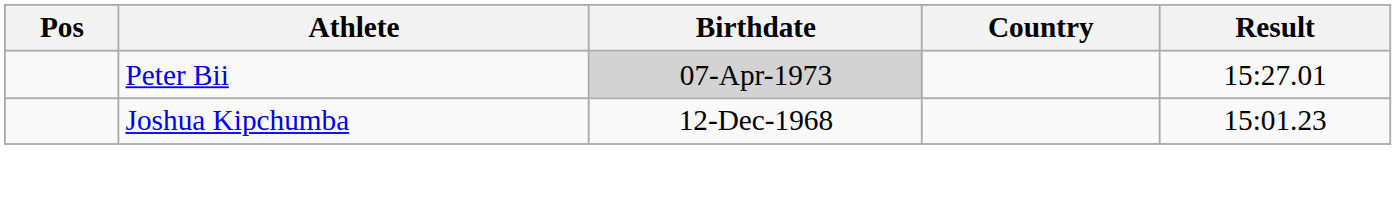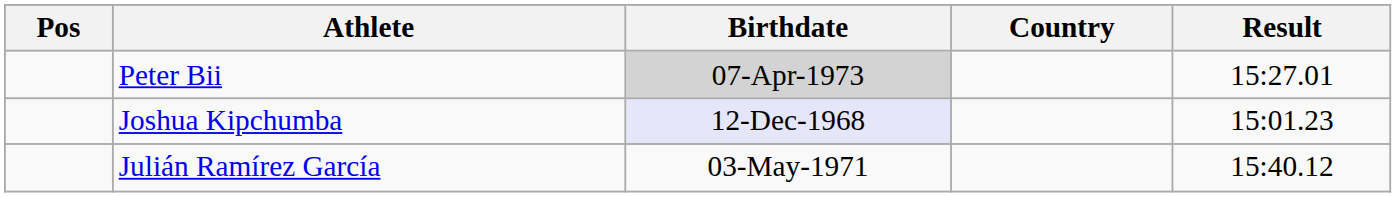(756, 120) no background -> (788, 120) lavender background
+ row: (250, 167)
